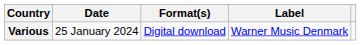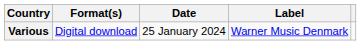columns swapped: (97, 13) <-> (185, 13)
